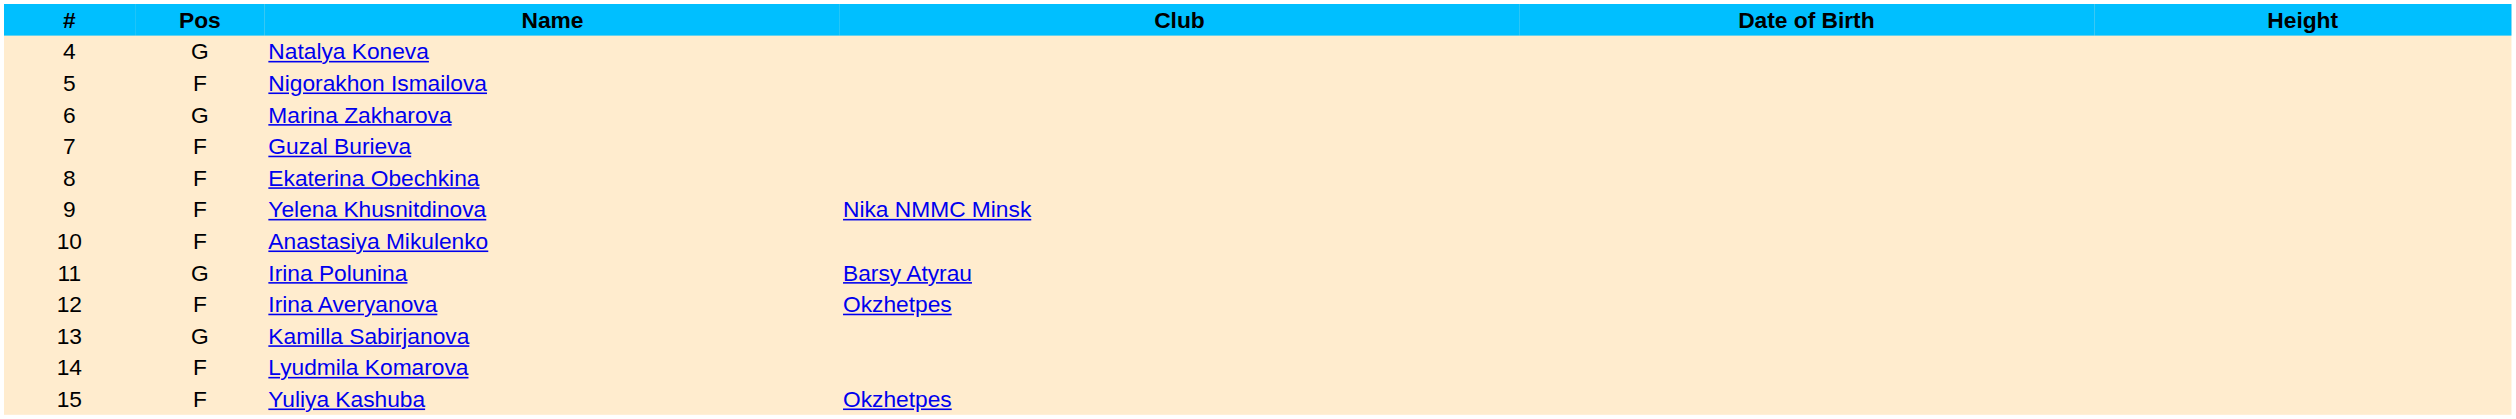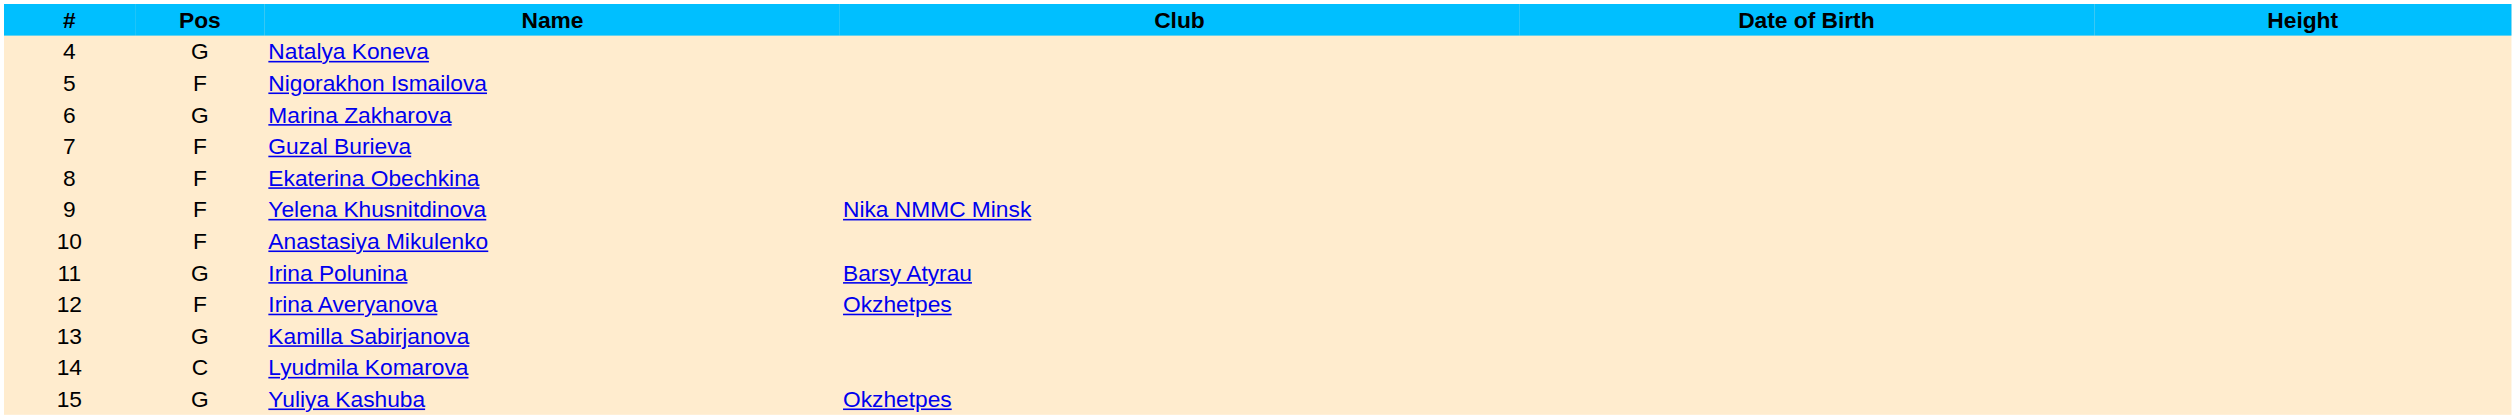(200, 367) F -> (200, 367) C
(200, 399) F -> (200, 399) G
